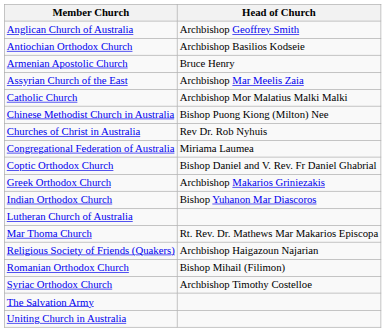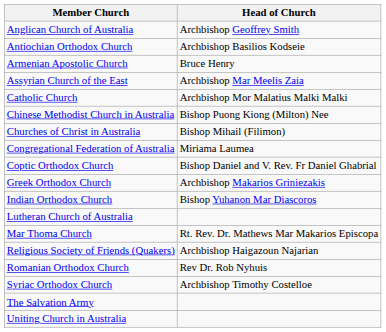(223, 132) Rev Dr. Rob Nyhuis -> (232, 132) Bishop Mihail (Filimon)
(232, 268) Bishop Mihail (Filimon) -> (223, 268) Rev Dr. Rob Nyhuis
